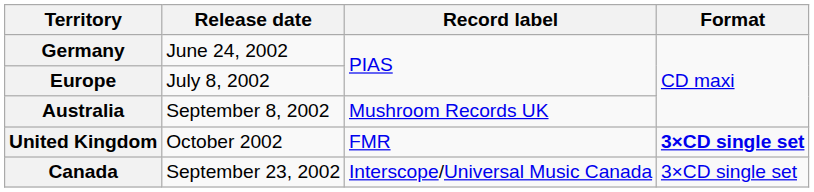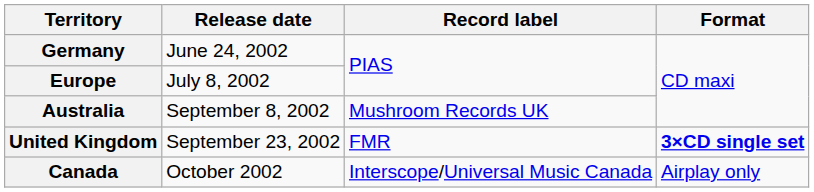(224, 141) October 2002 -> (253, 141) September 23, 2002
(253, 171) September 23, 2002 -> (224, 171) October 2002
(729, 171) 3×CD single set -> (711, 171) Airplay only
